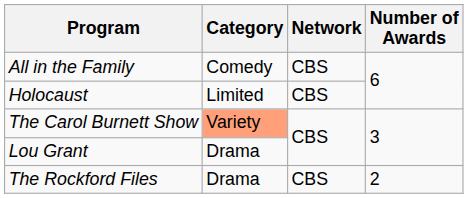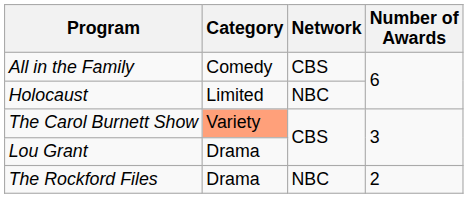(310, 94) CBS -> (310, 94) NBC
(310, 179) CBS -> (310, 179) NBC
